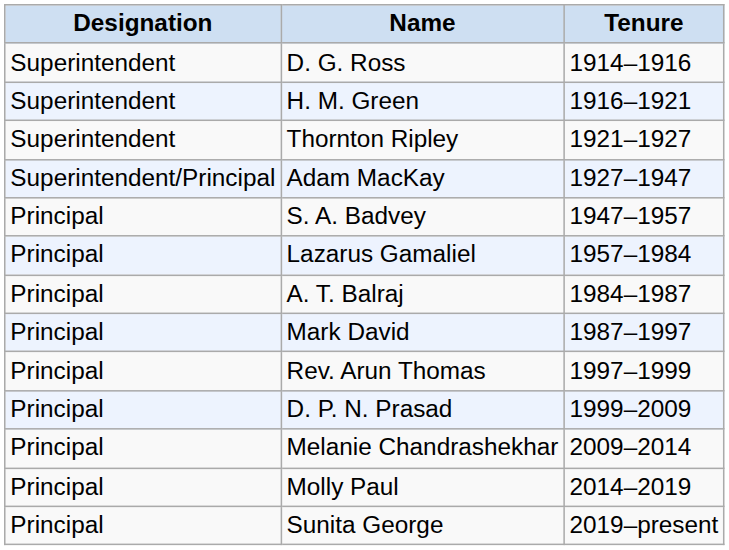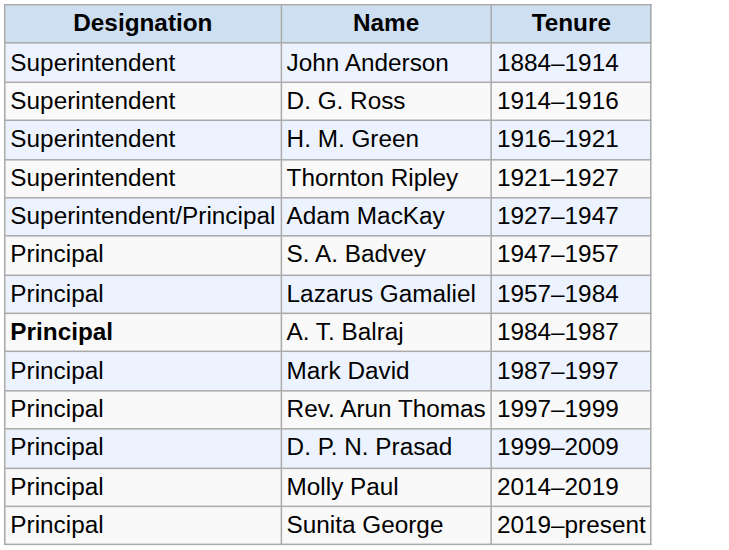+ row: (368, 62)
(57, 293) normal -> (62, 332) bold
- row: (422, 448)
